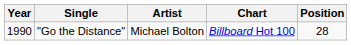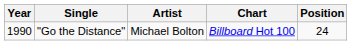(322, 31) 28 -> (322, 31) 24
